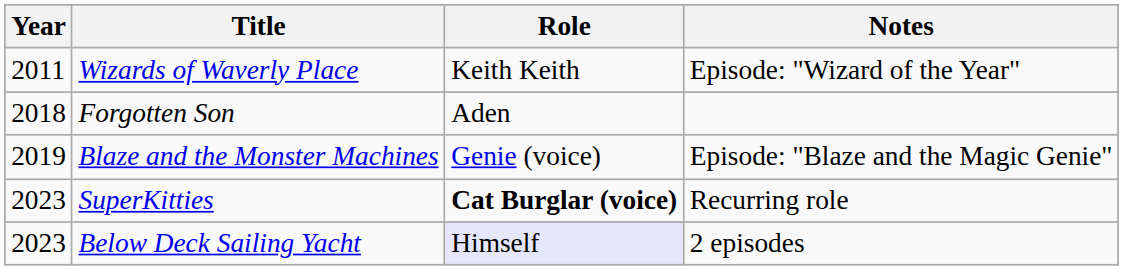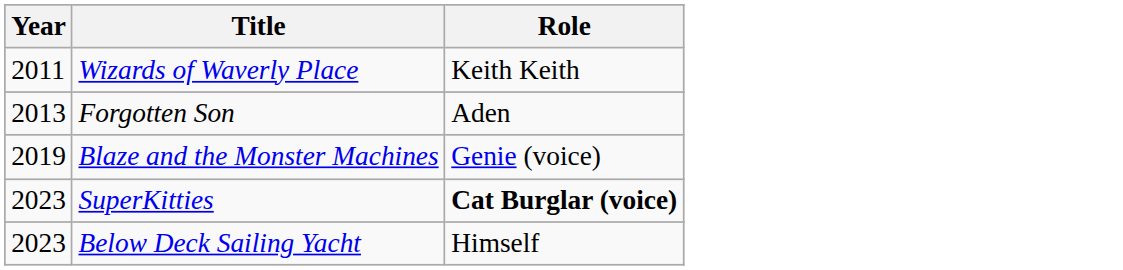- column: (901, 26)
(39, 112) 2018 -> (39, 112) 2013
(495, 243) lavender background -> (495, 243) no background
